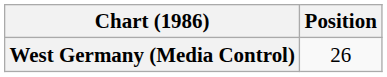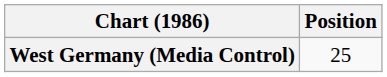(341, 54) 26 -> (341, 54) 25
